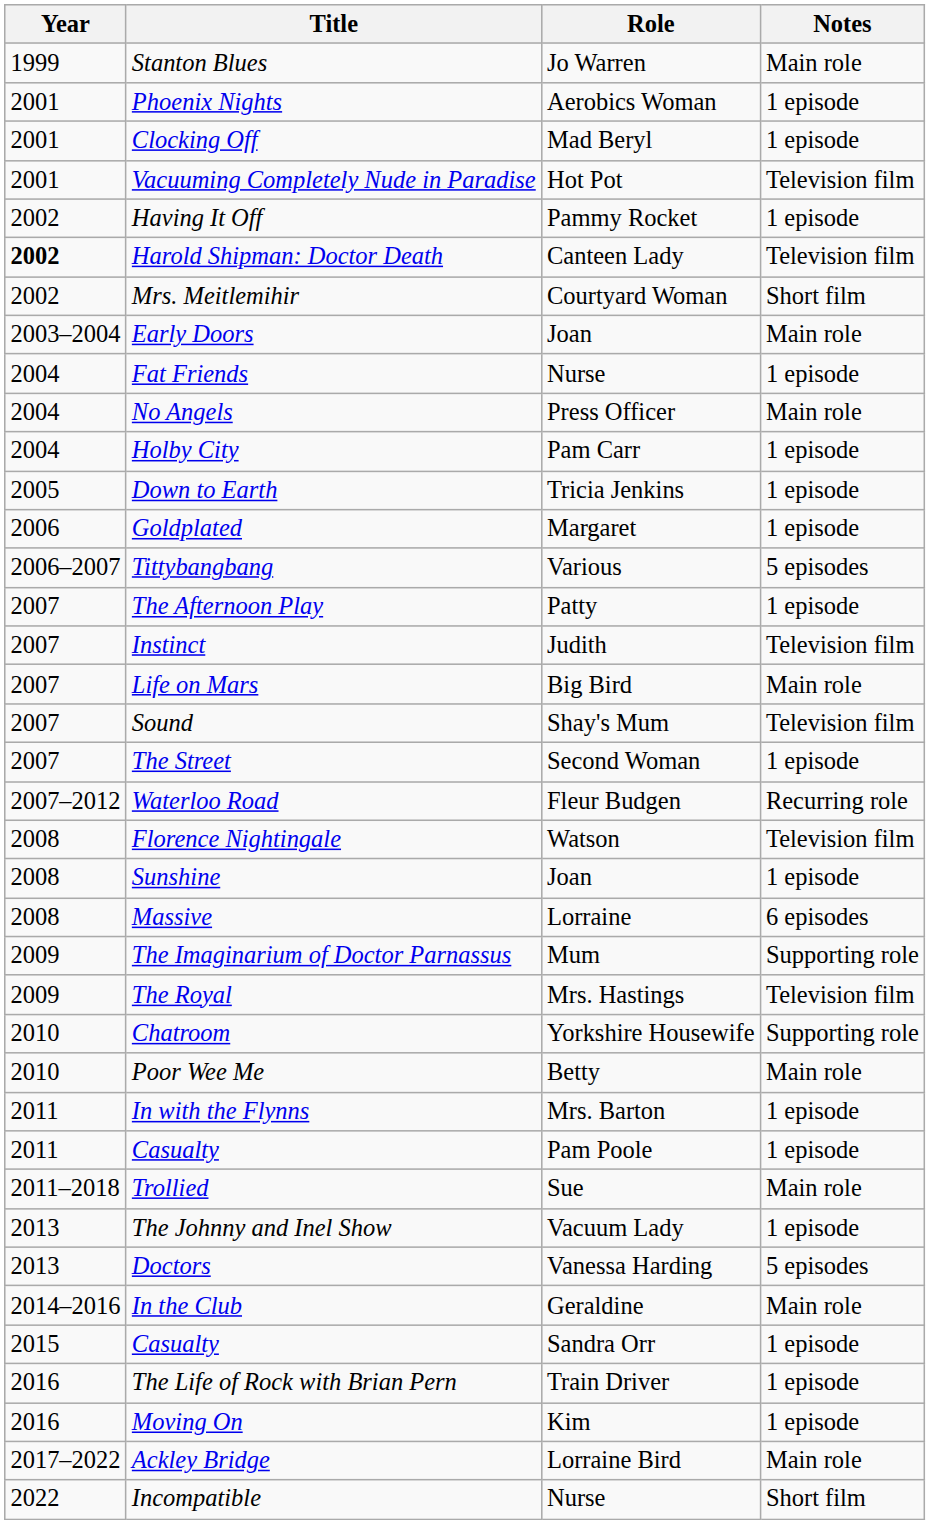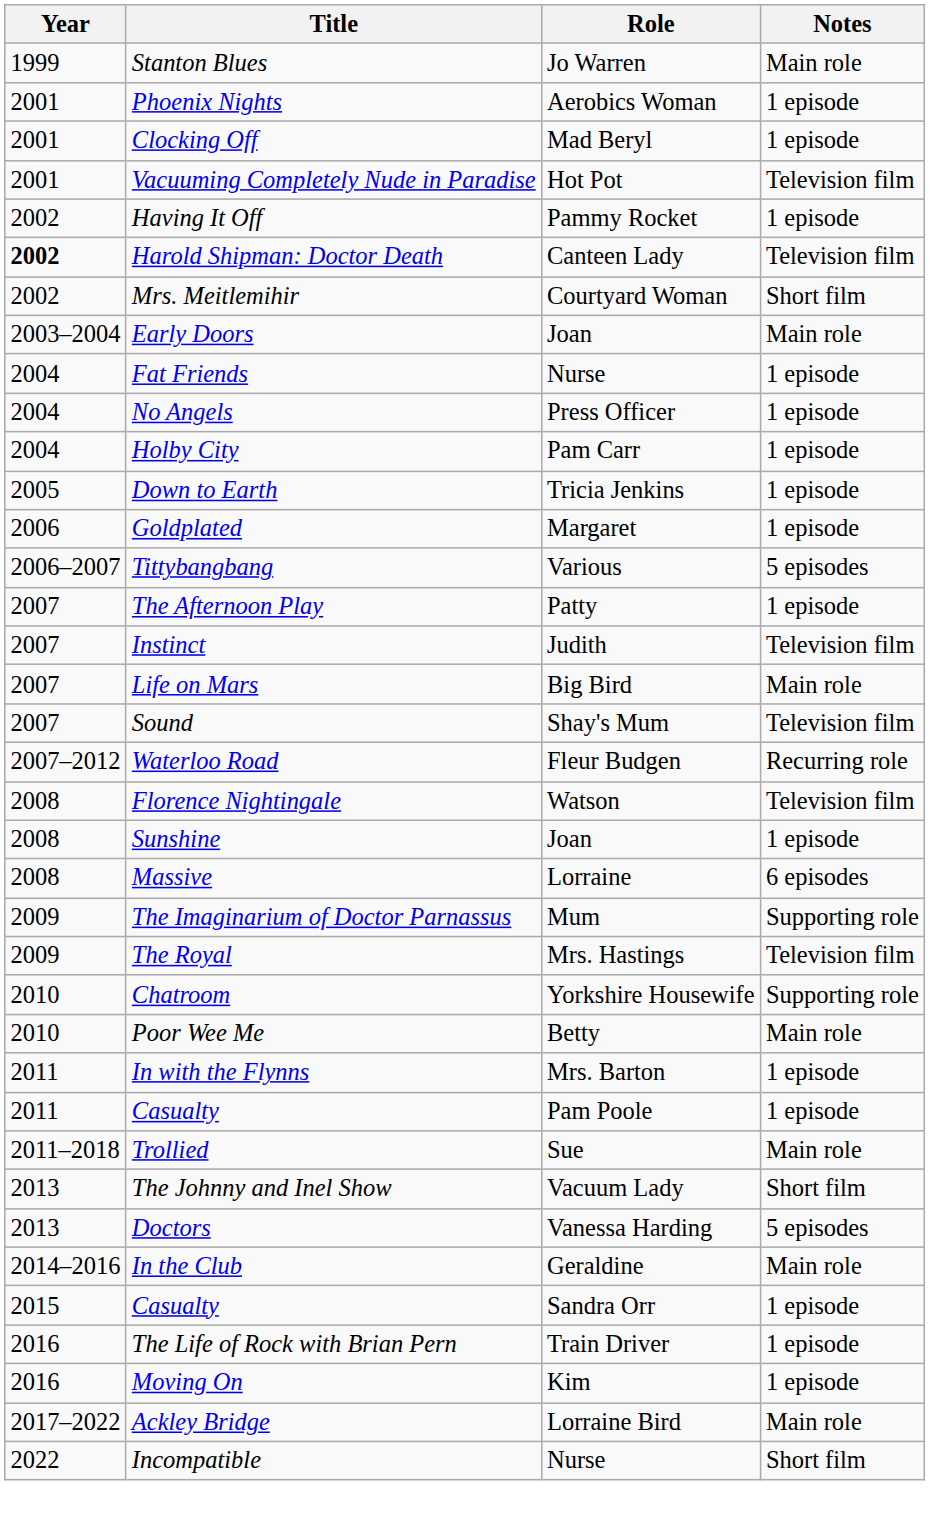(814, 412) Main role -> (812, 412) 1 episode
- row: (181, 761)
(812, 1227) 1 episode -> (816, 1188) Short film
